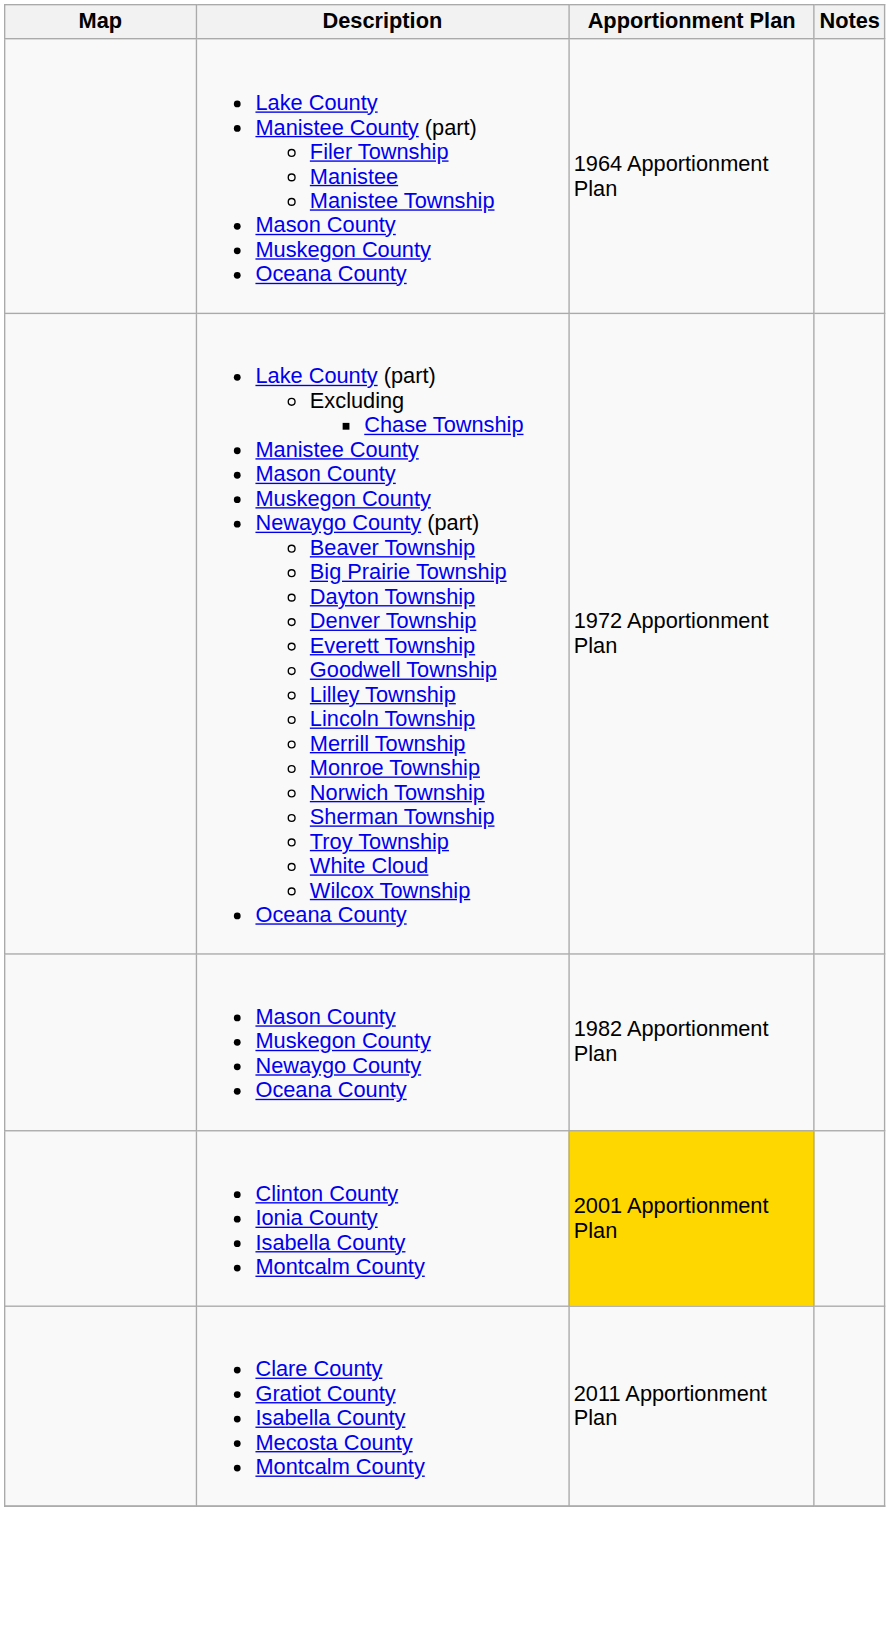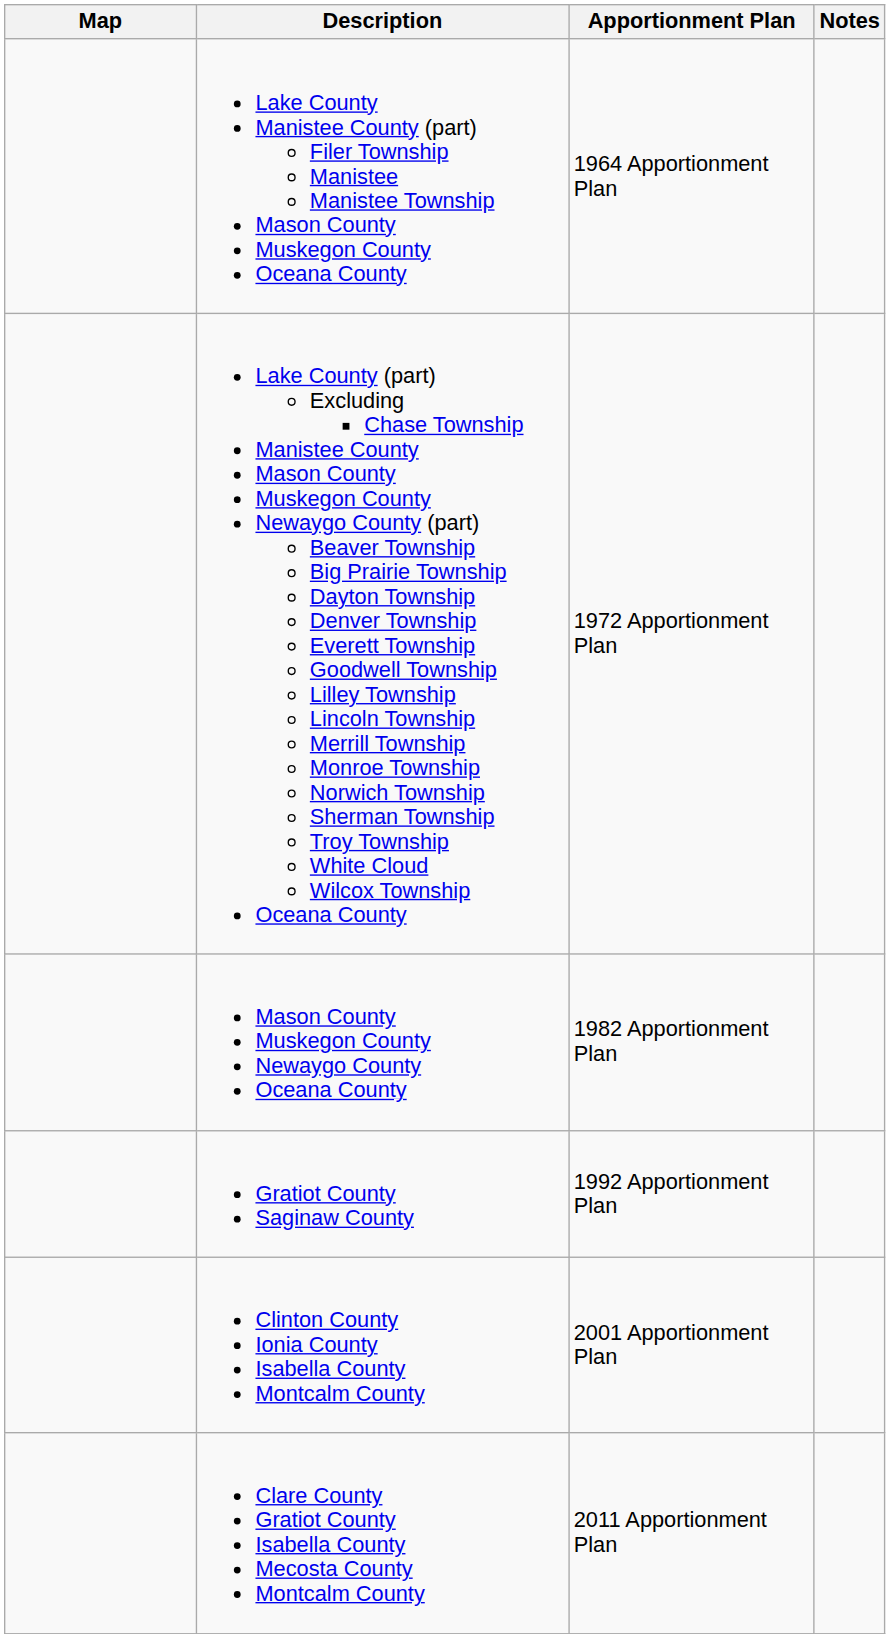+ row: (382, 1206)
(671, 1217) gold background -> (671, 1344) no background
